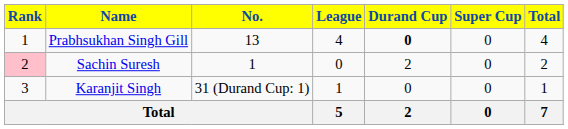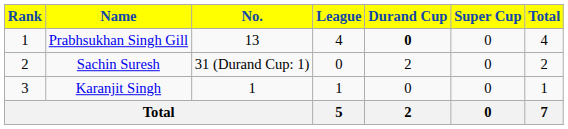(25, 64) pink background -> (25, 64) no background
(252, 64) 1 -> (252, 64) 31 (Durand Cup: 1)
(252, 88) 31 (Durand Cup: 1) -> (252, 88) 1
